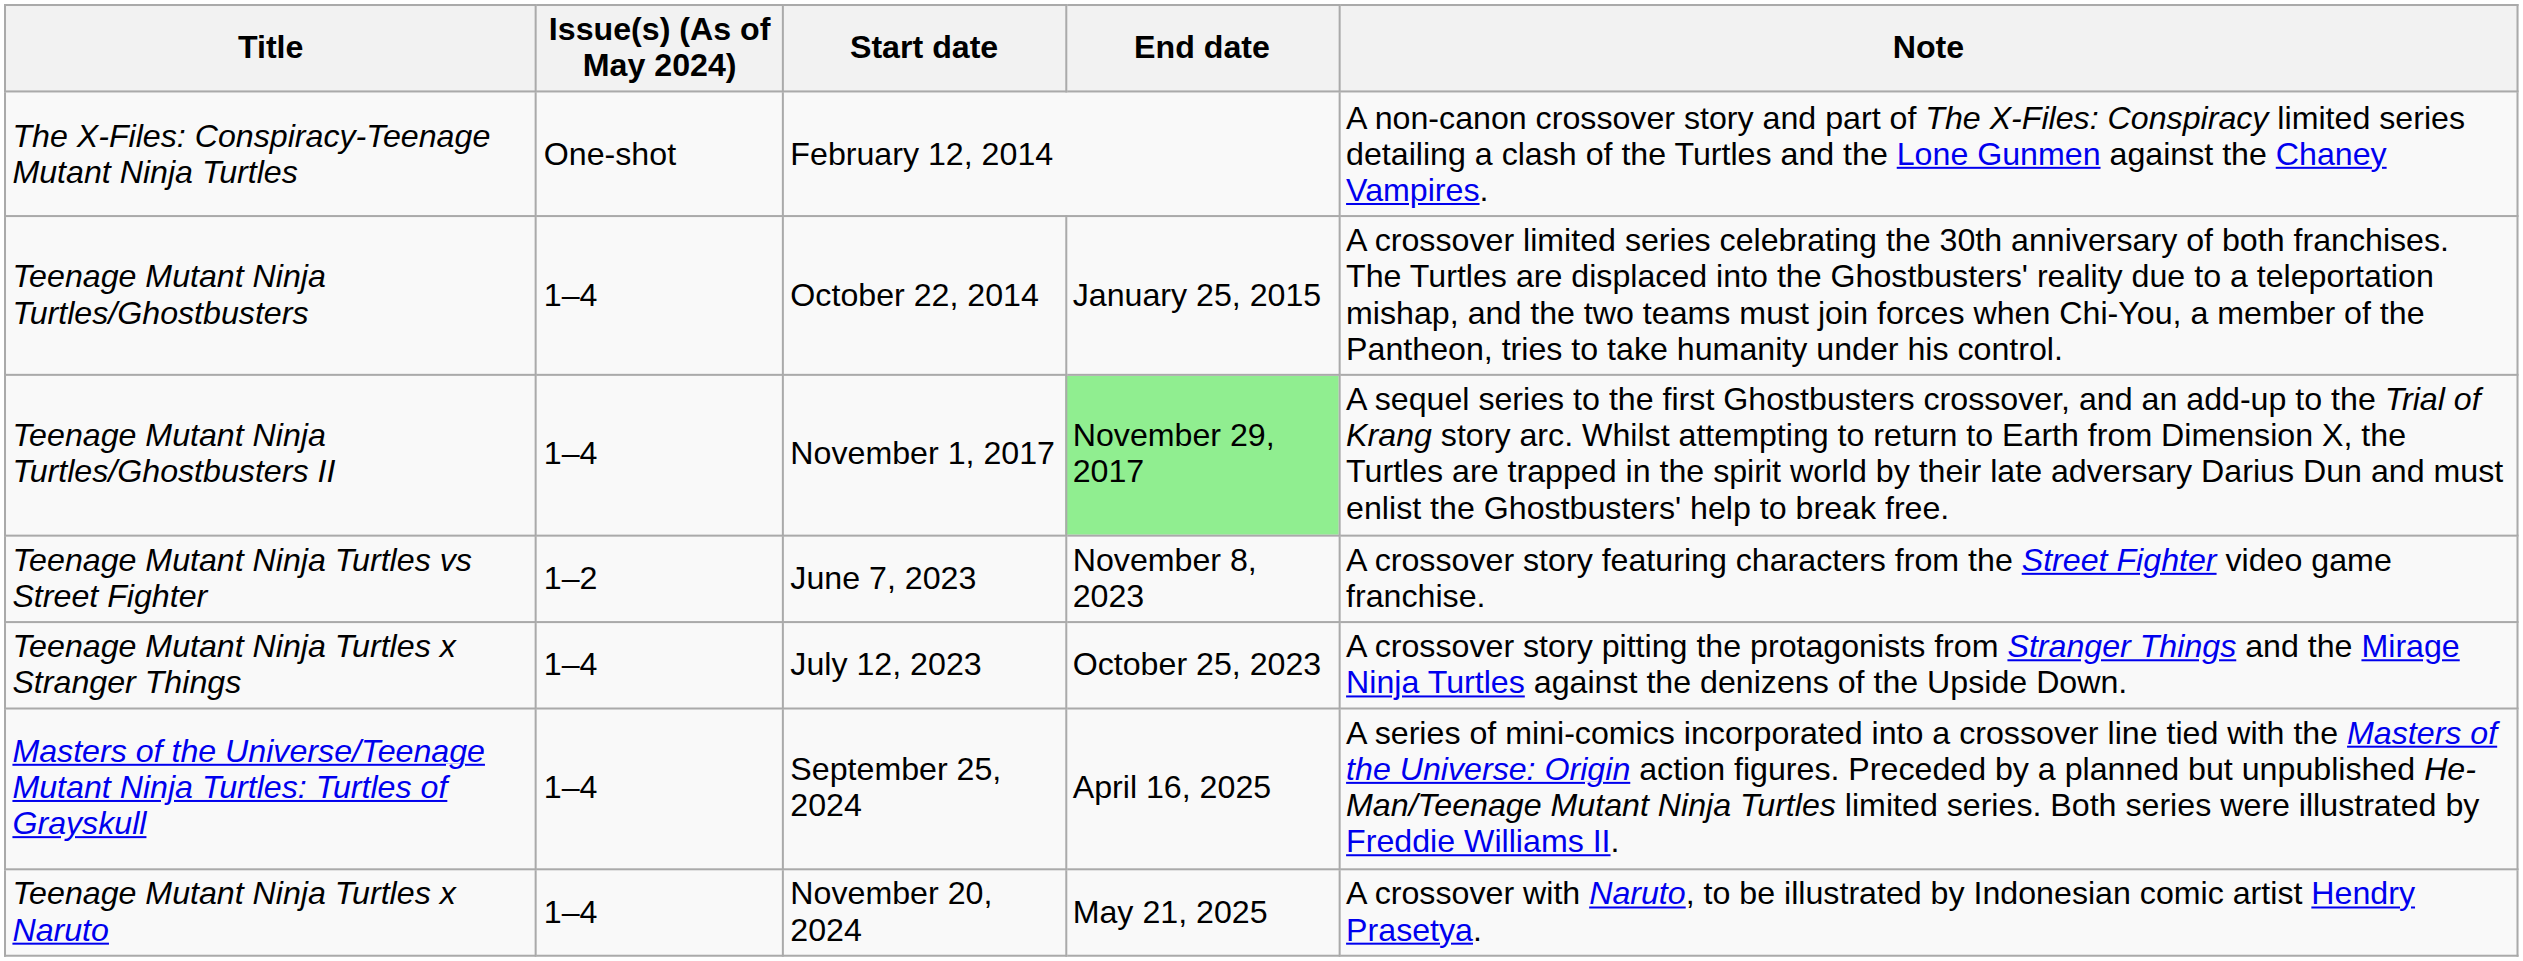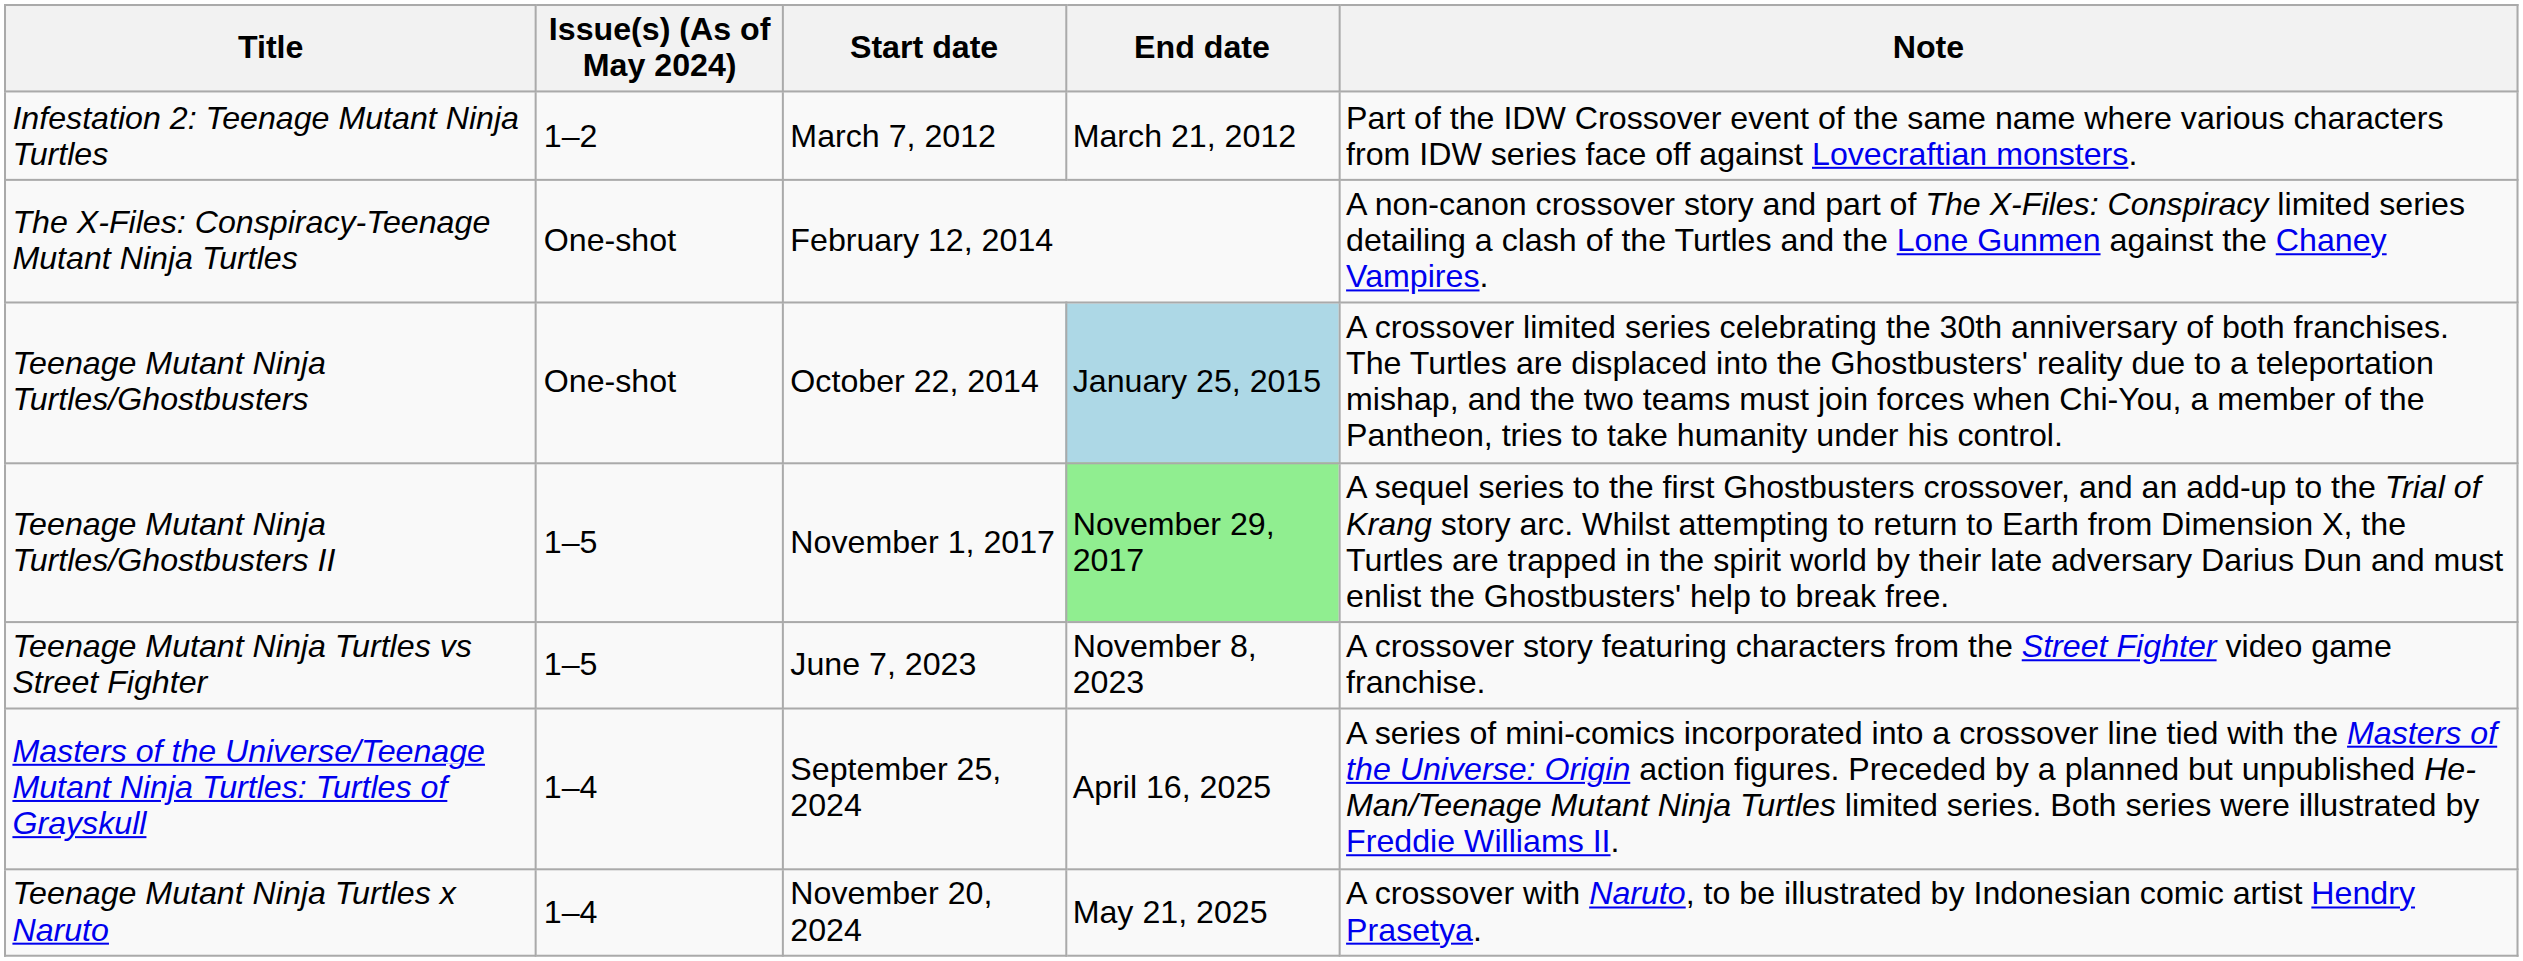+ row: (266, 135)
(571, 294) 1–4 -> (610, 382) One-shot
(1197, 294) no background -> (1197, 382) lightblue background
(571, 454) 1–4 -> (571, 541) 1–5
(571, 577) 1–2 -> (571, 664) 1–5
- row: (234, 664)
